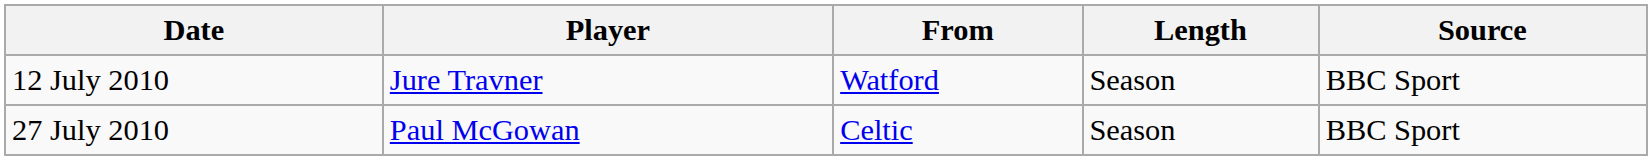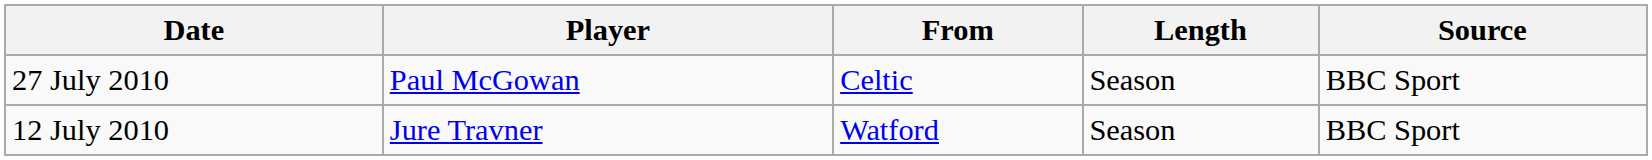rows swapped: (91, 79) <-> (91, 130)
